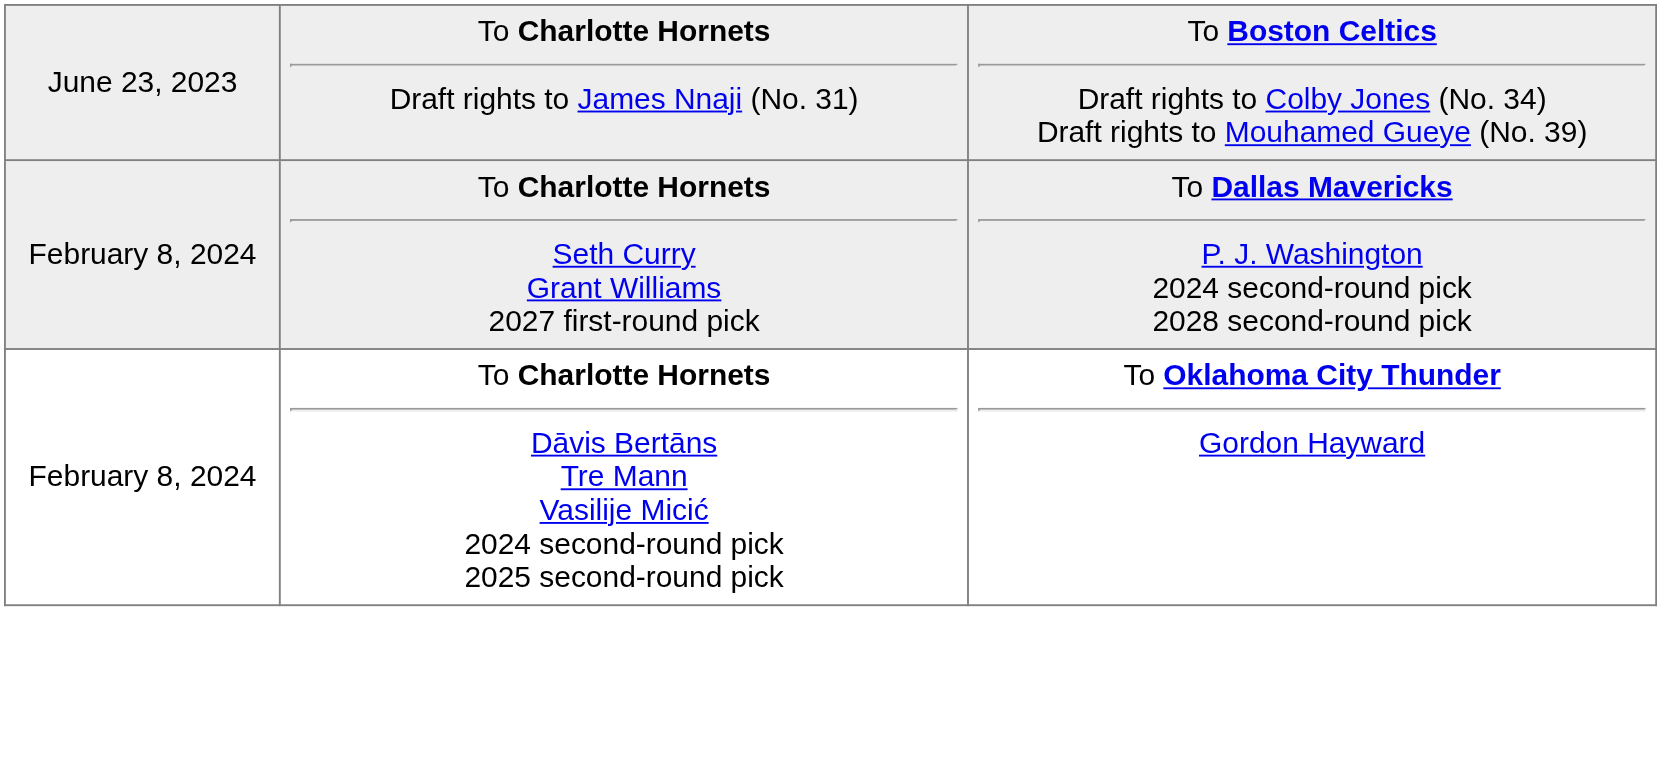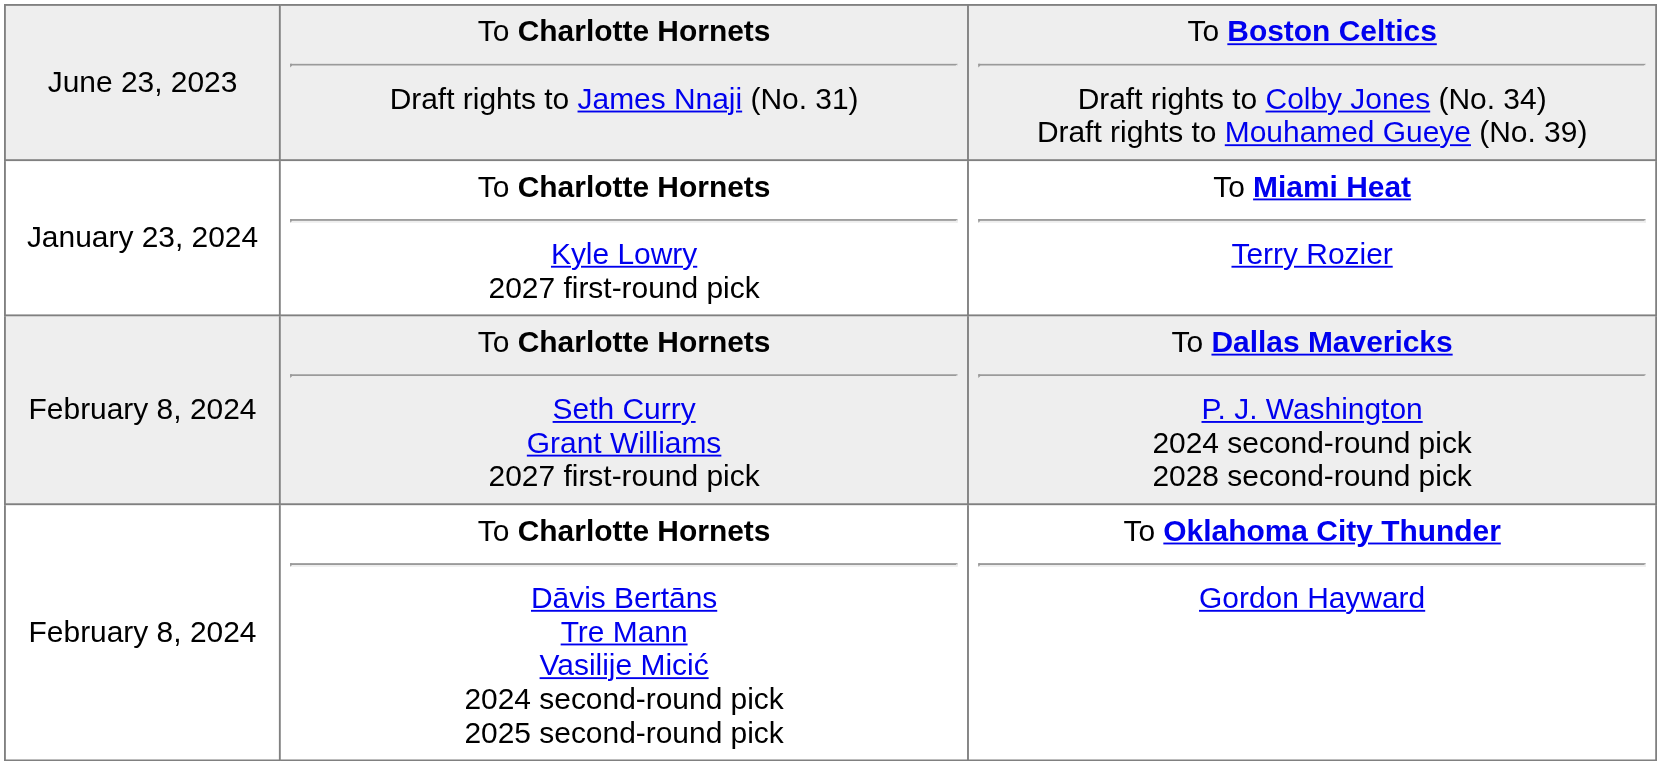+ row: (624, 237)
